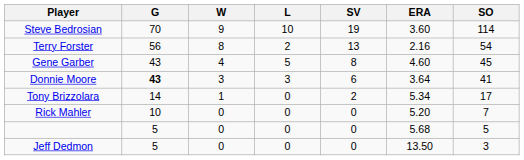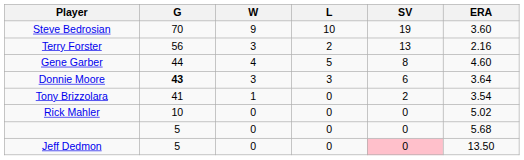- column: (486, 12)
(221, 46) 8 -> (253, 46) 3
(155, 63) 43 -> (177, 63) 44
(155, 96) 14 -> (177, 96) 41
(420, 96) 5.34 -> (481, 96) 3.54
(420, 113) 5.20 -> (481, 113) 5.02
(354, 146) no background -> (405, 146) pink background
